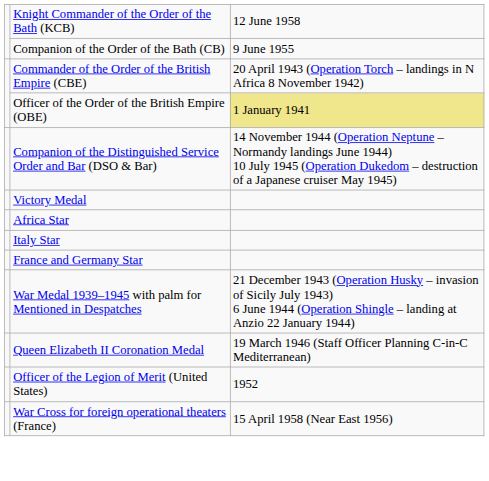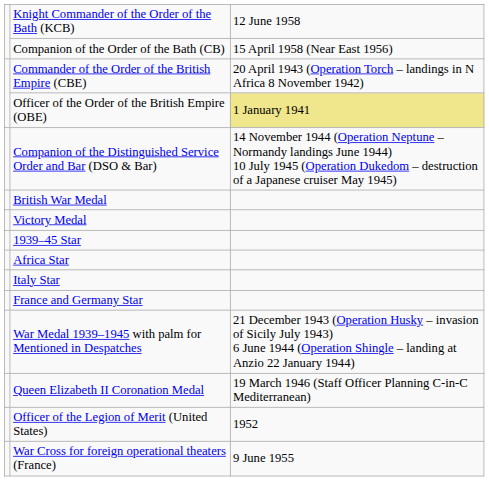(263, 48) 9 June 1955 -> (313, 48) 15 April 1958 (Near East 1956)
+ row: (60, 200)
+ row: (47, 240)
(313, 418) 15 April 1958 (Near East 1956) -> (263, 458) 9 June 1955
